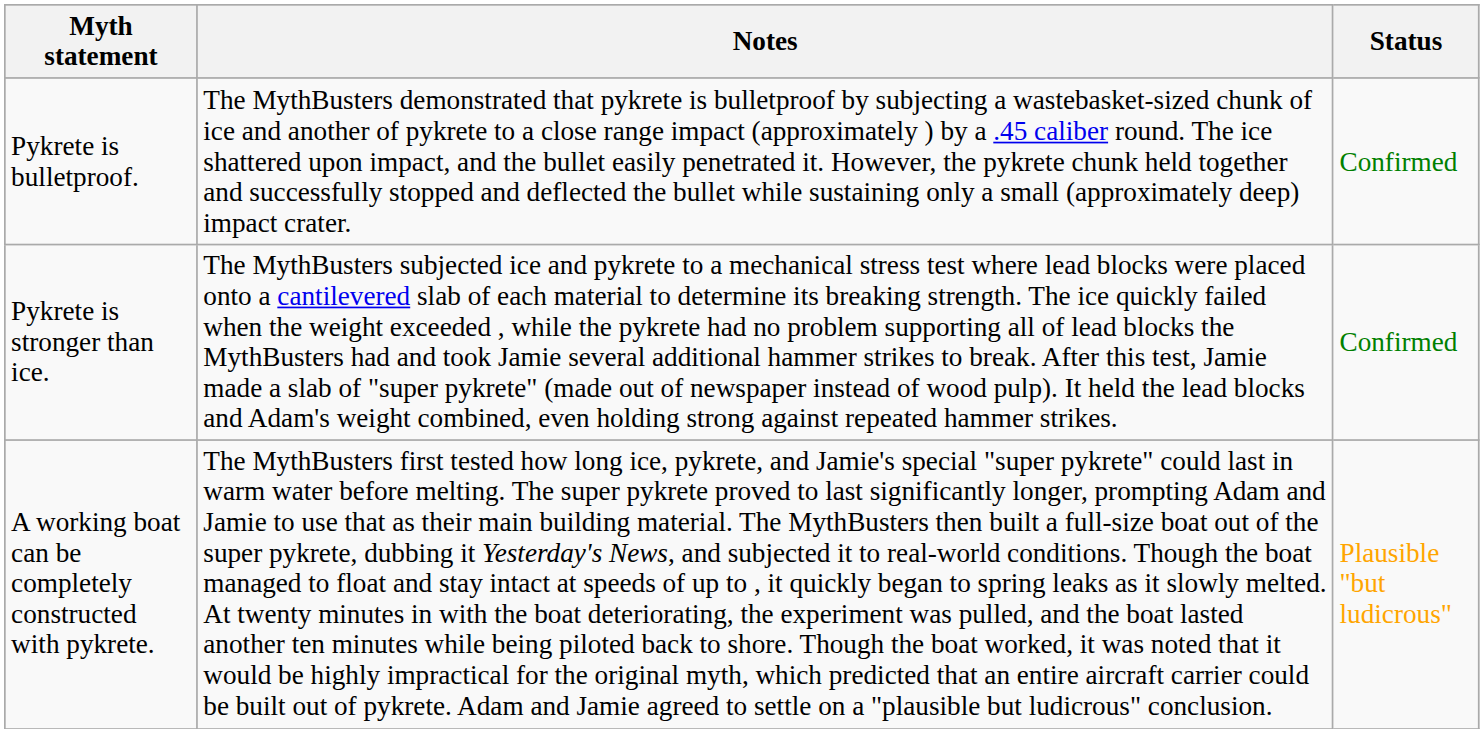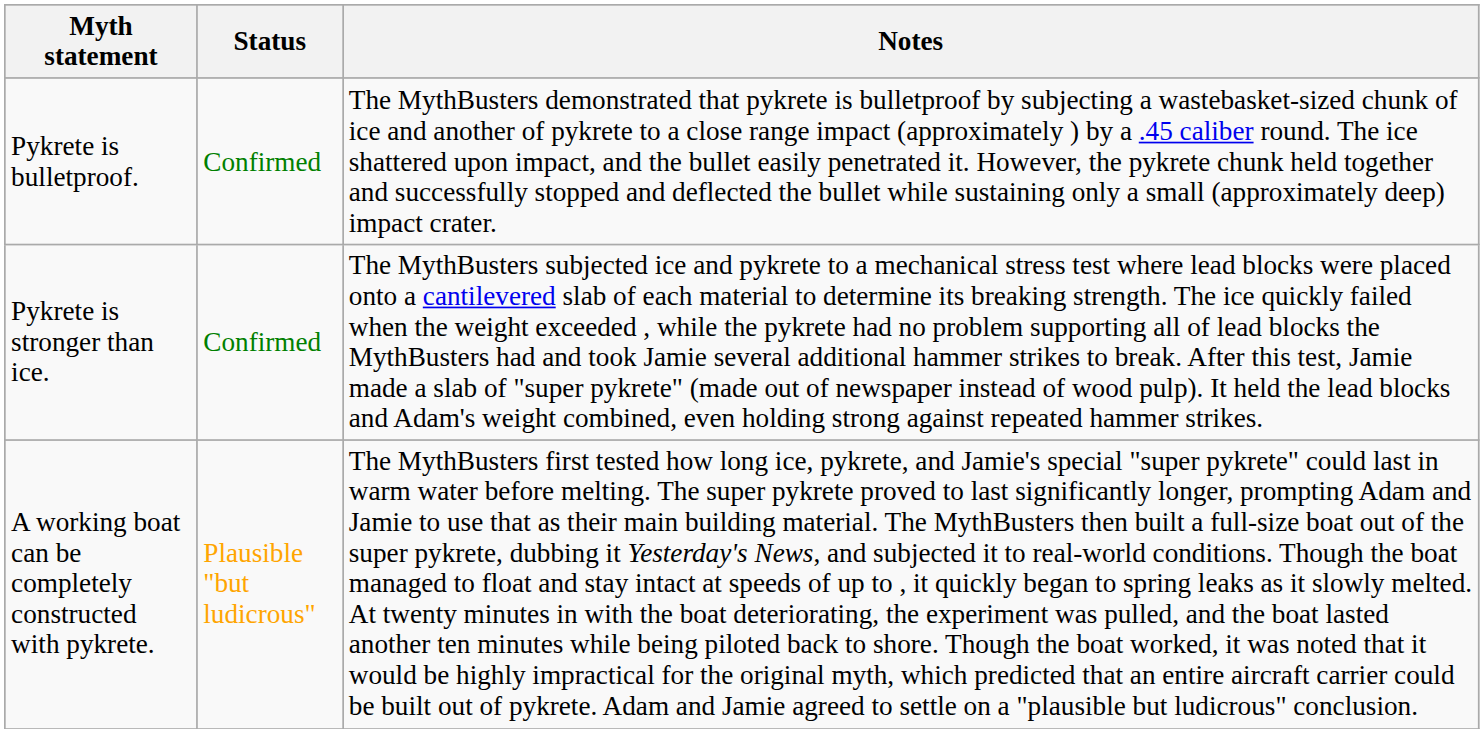columns swapped: (1406, 41) <-> (765, 41)
